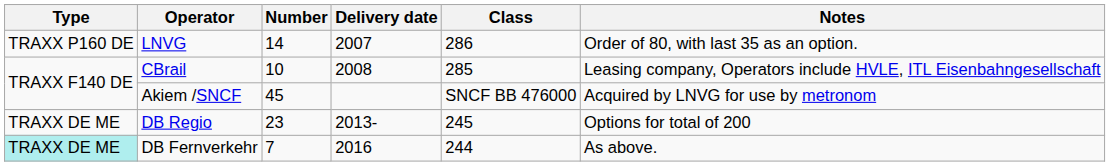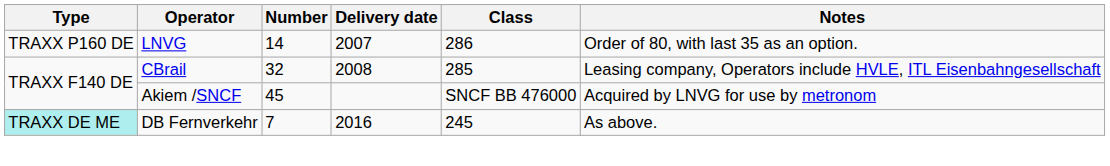(274, 69) 10 -> (274, 69) 32
- row: (177, 122)
(459, 148) 244 -> (459, 122) 245
